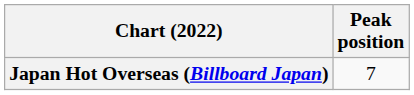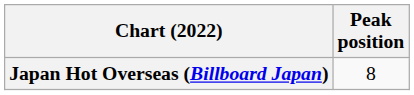(371, 73) 7 -> (371, 73) 8
